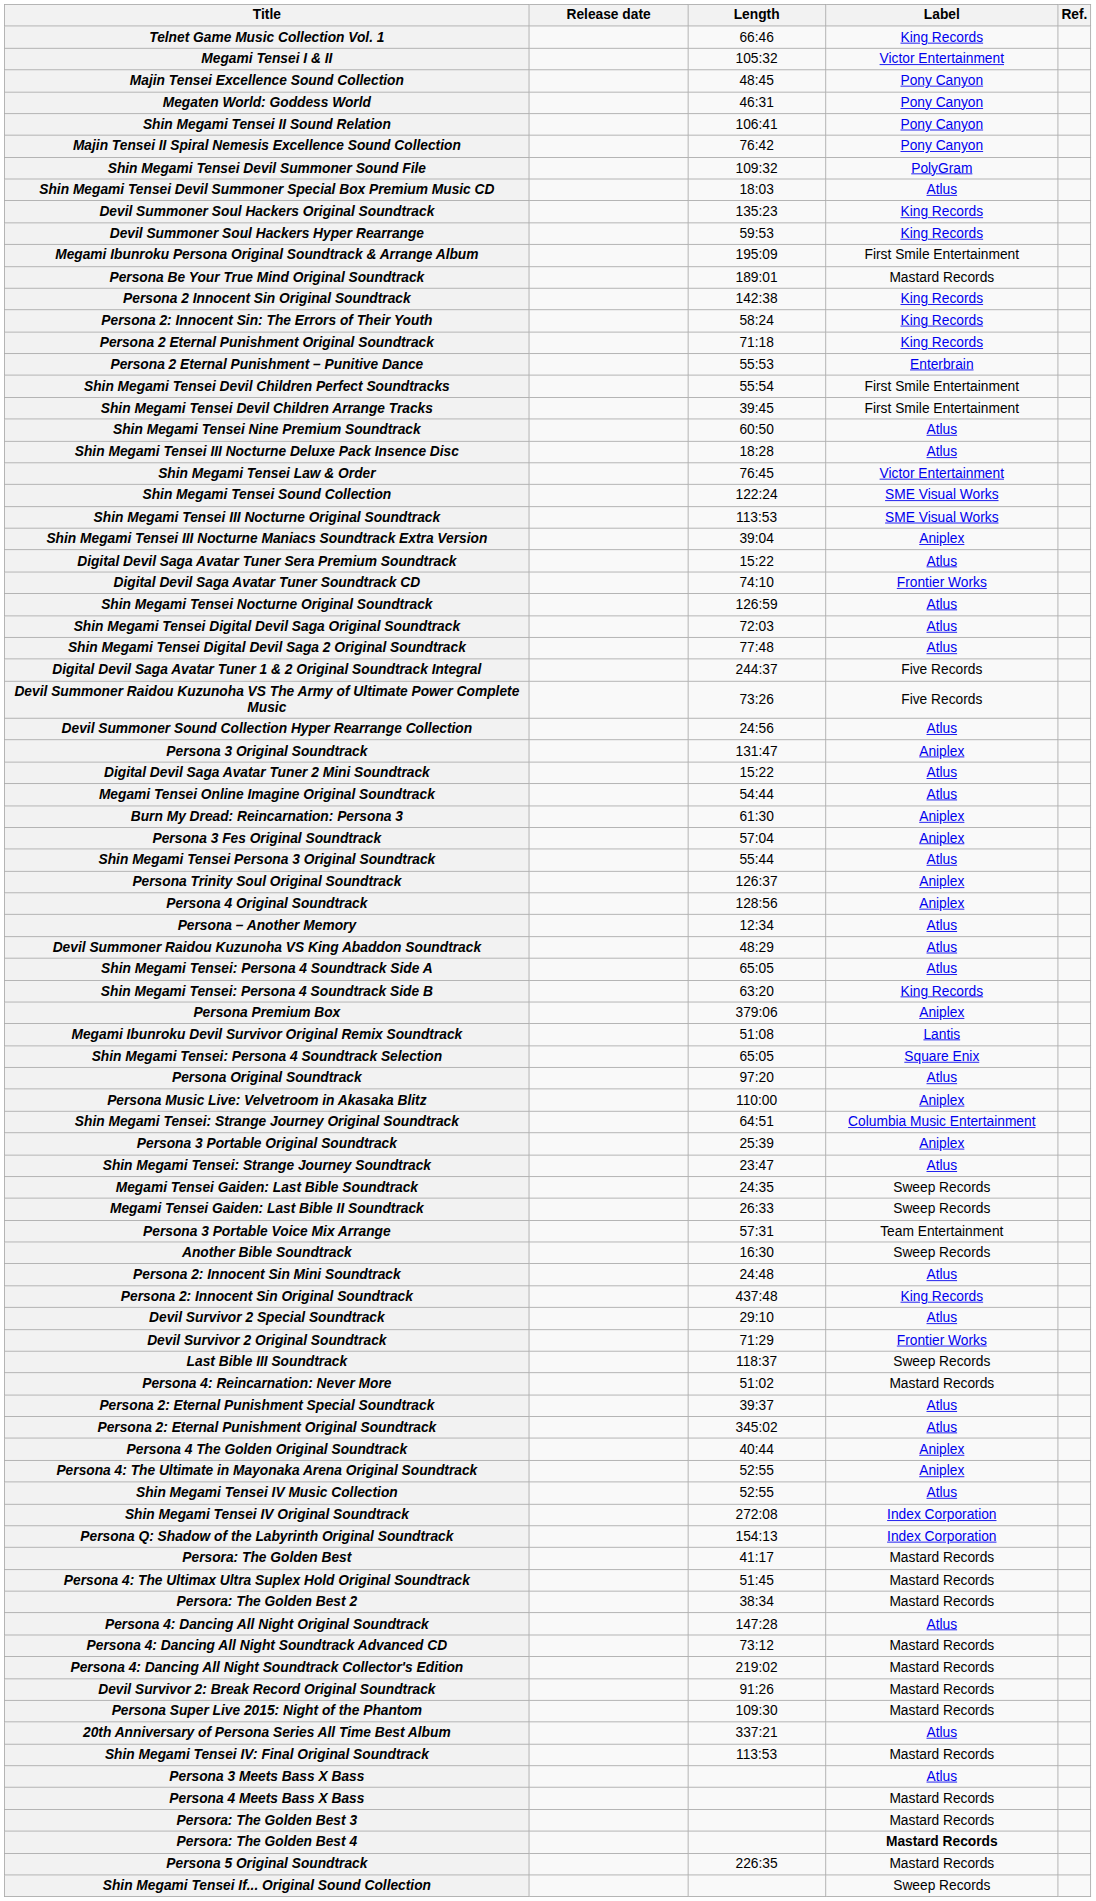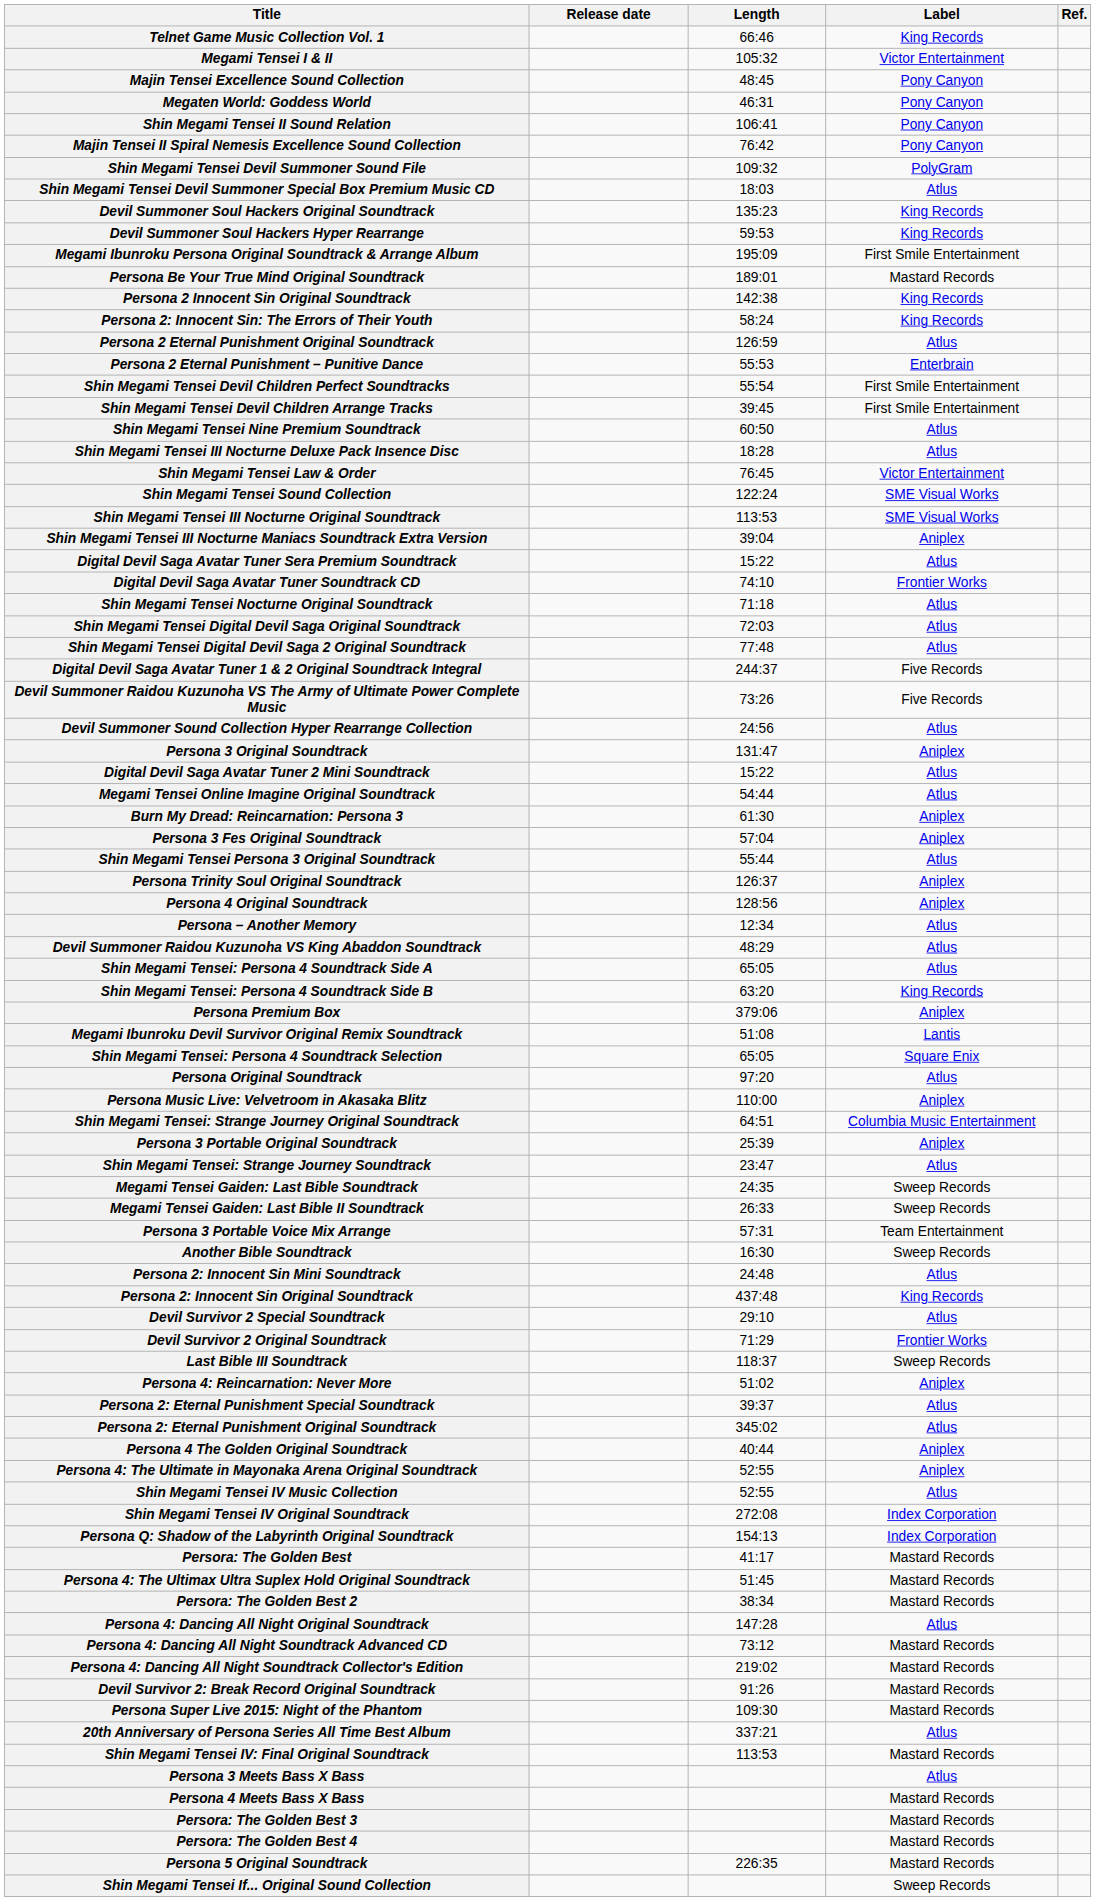(757, 342) 71:18 -> (757, 342) 126:59
(942, 342) King Records -> (942, 342) Atlus
(757, 604) 126:59 -> (757, 604) 71:18
(942, 1383) Mastard Records -> (942, 1383) Aniplex
(942, 1842) bold -> (942, 1842) normal
